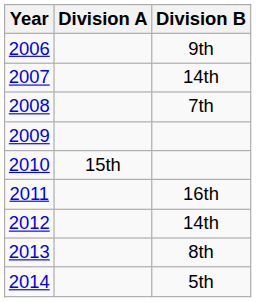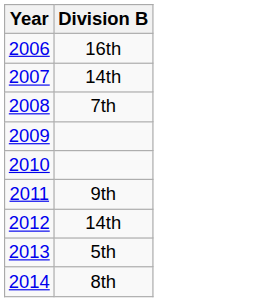- column: (103, 19)
(201, 48) 9th -> (103, 48) 16th
(201, 194) 16th -> (103, 194) 9th
(201, 252) 8th -> (103, 252) 5th
(201, 281) 5th -> (103, 281) 8th
